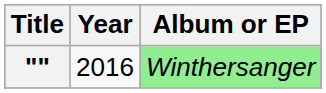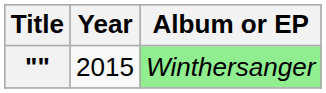(105, 66) 2016 -> (105, 66) 2015
